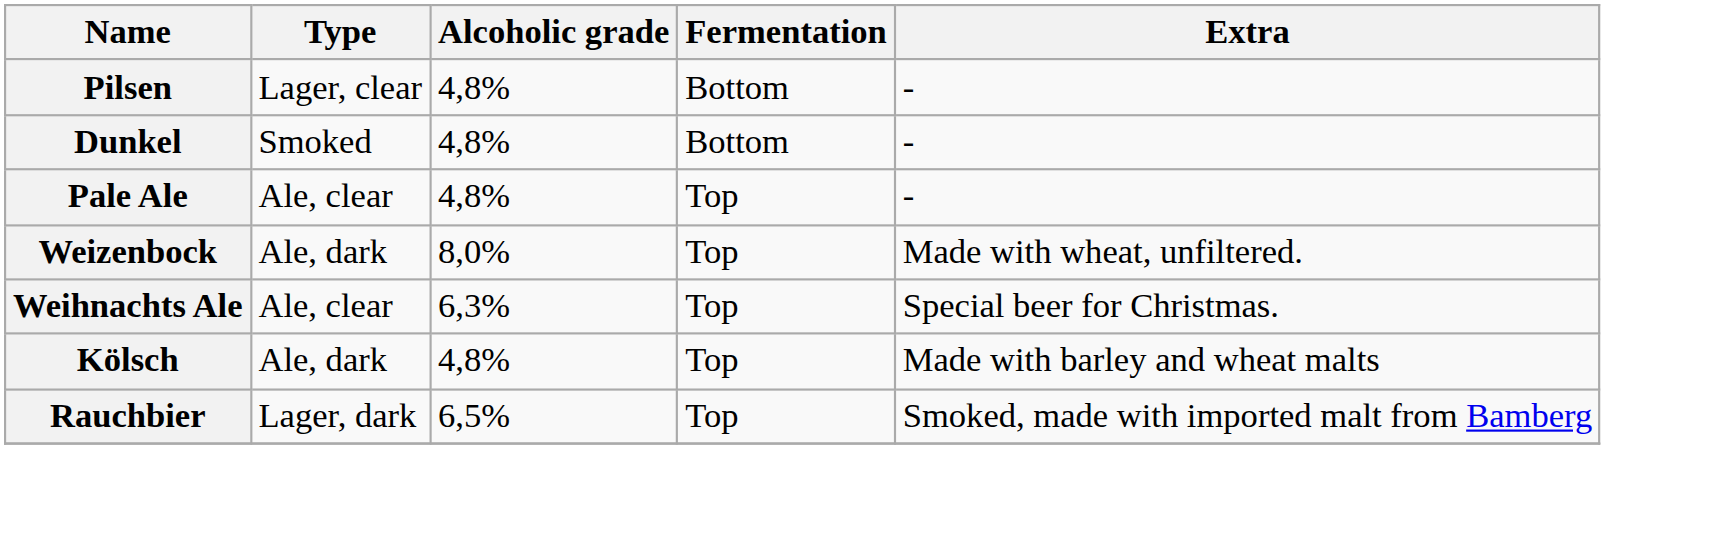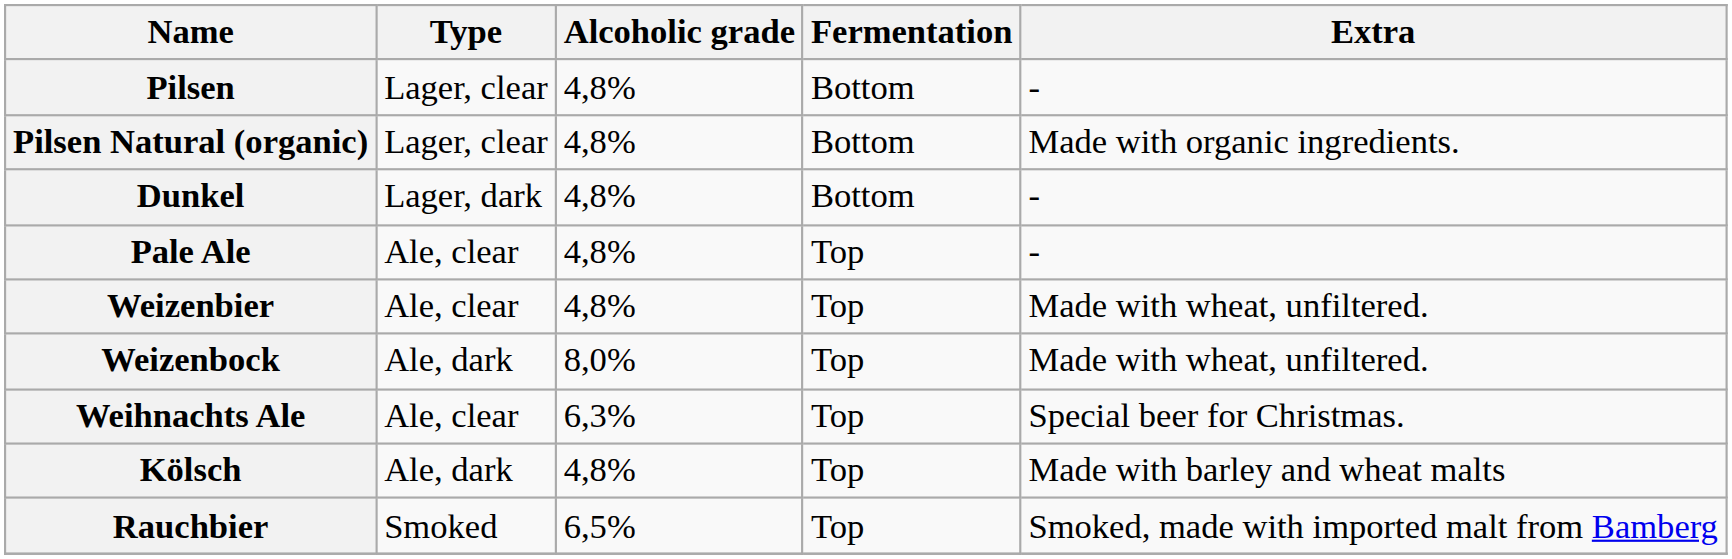+ row: (191, 141)
(315, 141) Smoked -> (463, 196) Lager, dark
+ row: (191, 305)
(337, 415) Lager, dark -> (441, 525) Smoked
